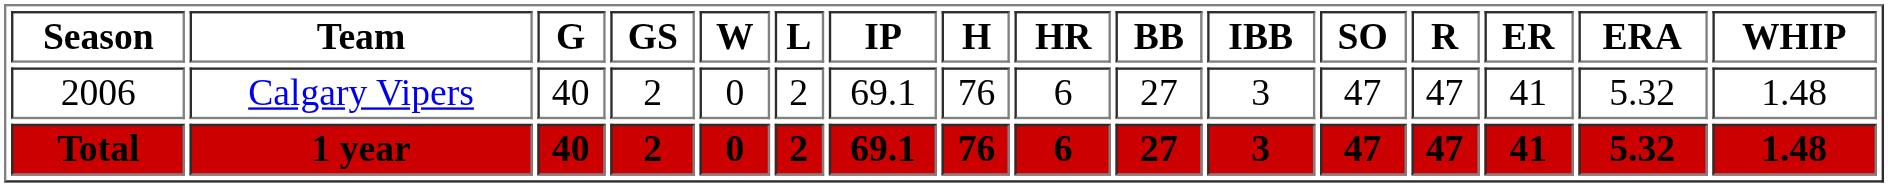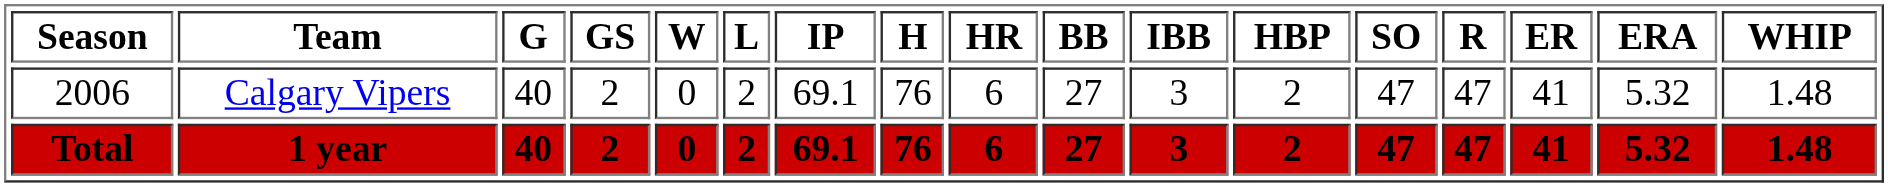+ column: (1292, 36)
